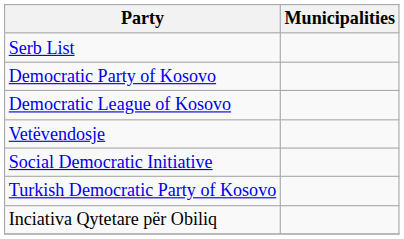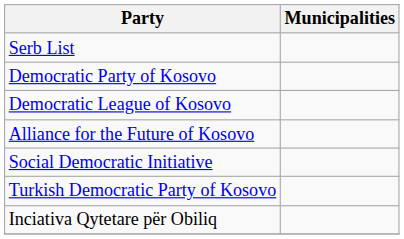+ row: (131, 133)
- row: (57, 133)
